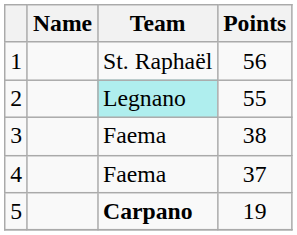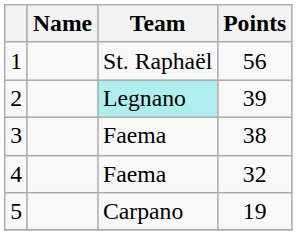(255, 98) 55 -> (255, 98) 39
(255, 173) 37 -> (255, 173) 32
(148, 211) bold -> (143, 211) normal
